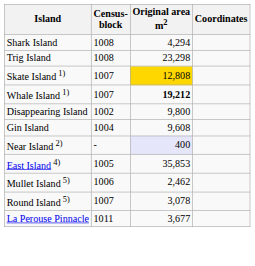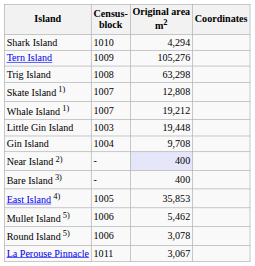(104, 42) 1008 -> (104, 42) 1010
+ row: (29, 58)
(176, 58) 23,298 -> (176, 74) 63,298
(176, 75) gold background -> (176, 91) no background
(176, 94) bold -> (176, 110) normal
- row: (47, 111)
+ row: (40, 127)
(179, 127) 9,608 -> (179, 143) 9,708
+ row: (34, 179)
(179, 182) 2,462 -> (179, 217) 5,462
(104, 201) 1007 -> (104, 236) 1006
(179, 218) 3,677 -> (179, 253) 3,067
